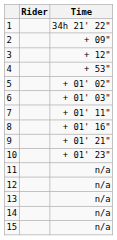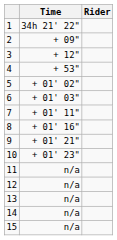columns swapped: (35, 12) <-> (81, 12)
